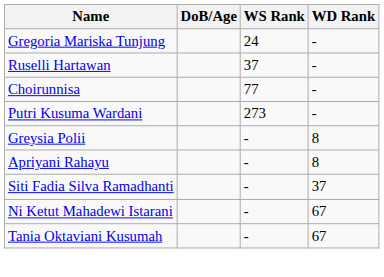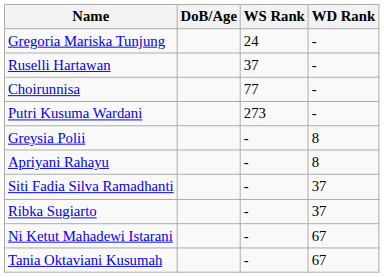+ row: (52, 211)
